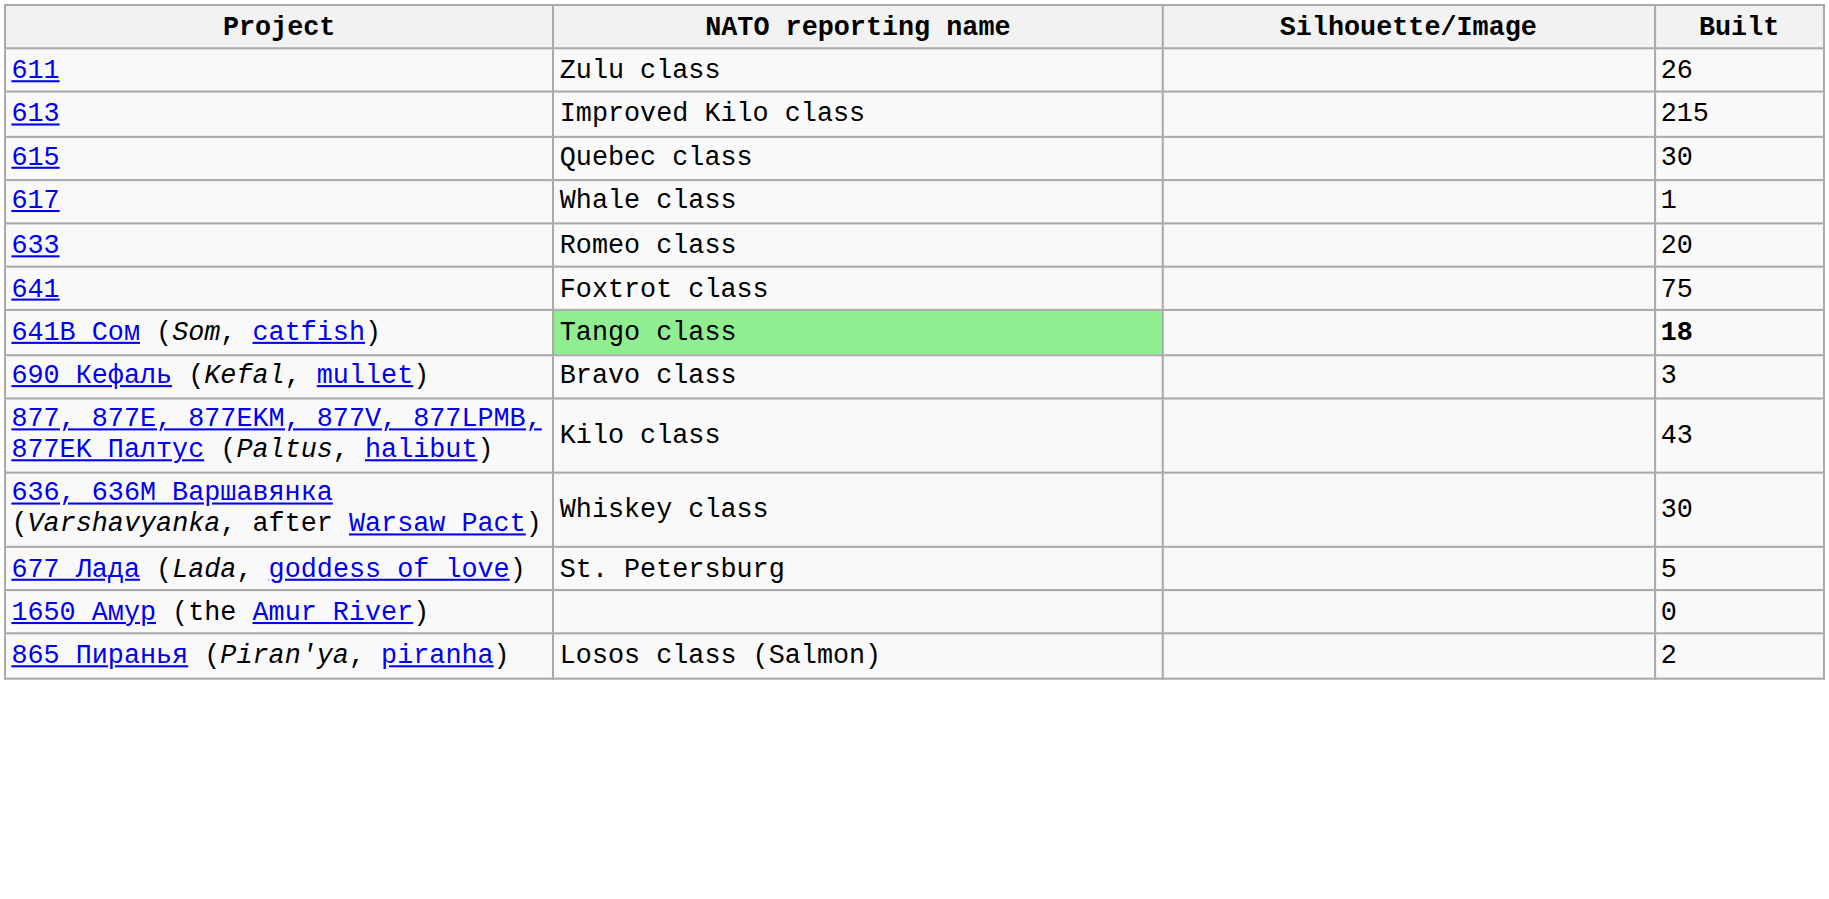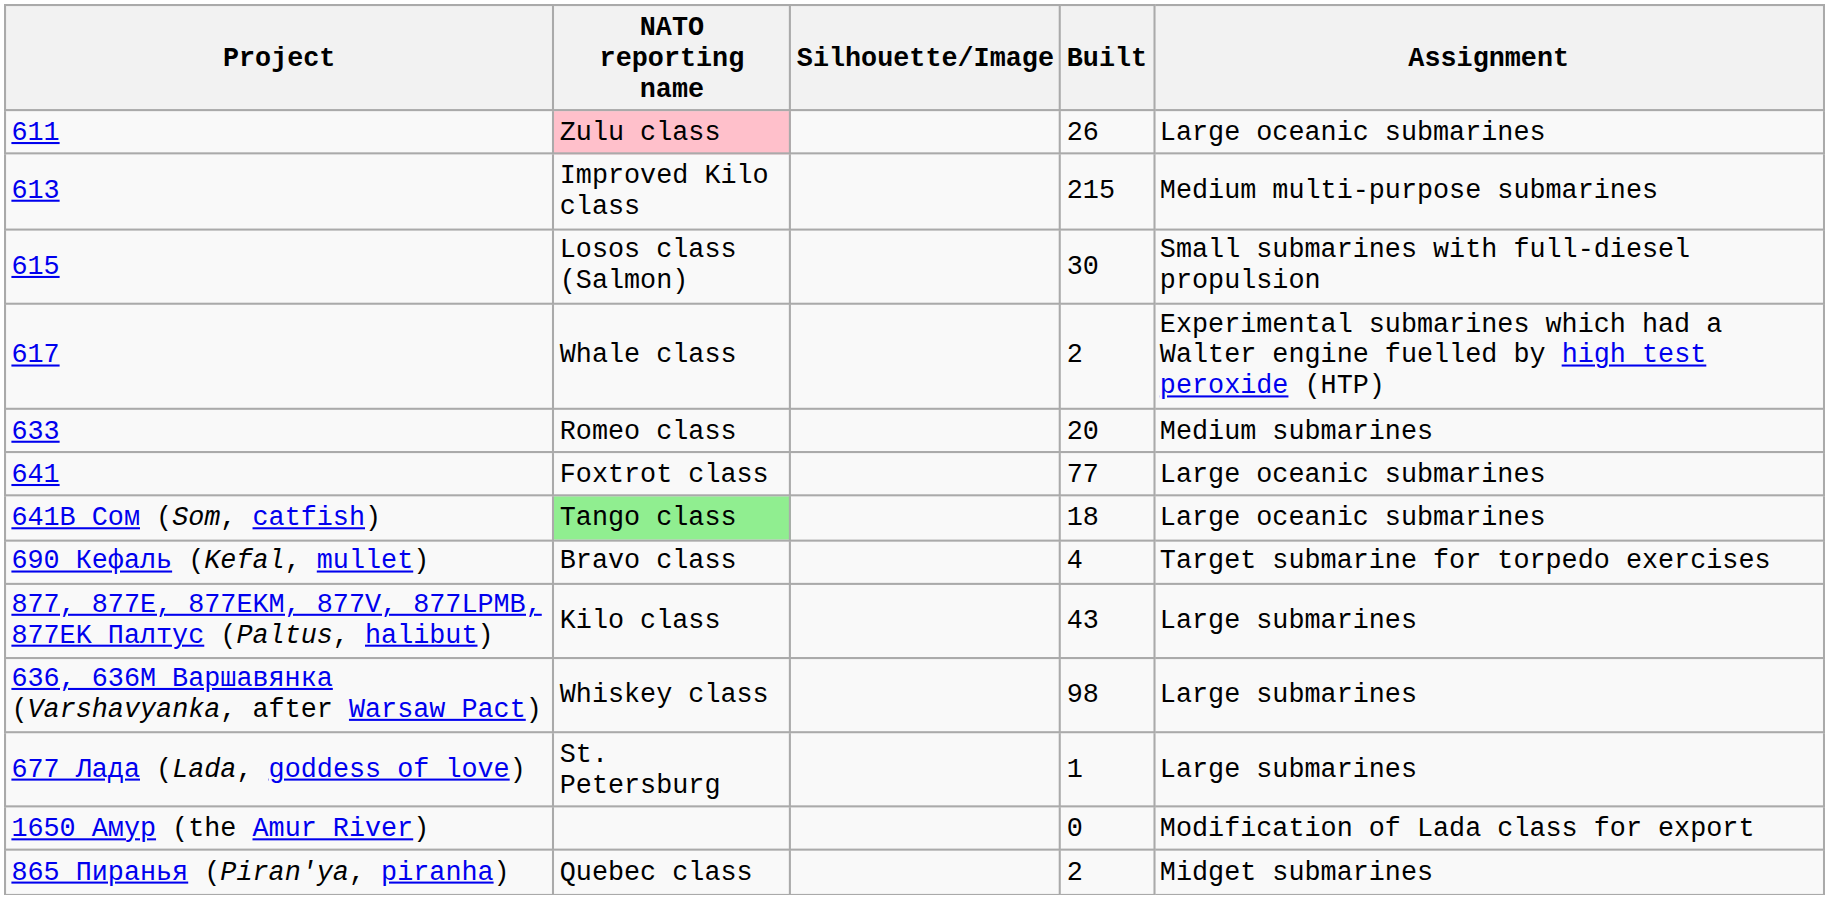+ column: (1489, 58)
(640, 70) no background -> (640, 132) pink background
(656, 158) Quebec class -> (648, 266) Losos class (Salmon)
(1669, 201) 1 -> (1075, 356) 2
(1677, 289) 75 -> (1083, 474) 77
(1677, 332) bold -> (1083, 518) normal
(1669, 376) 3 -> (1075, 561) 4
(1677, 510) 30 -> (1083, 695) 98
(1669, 569) 5 -> (1075, 770) 1
(720, 656) Losos class (Salmon) -> (656, 872) Quebec class
